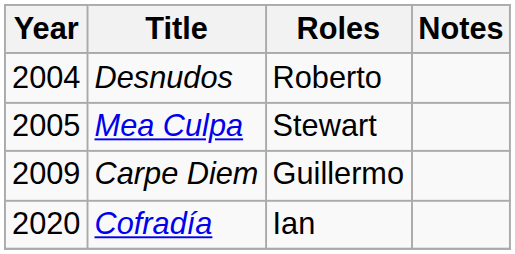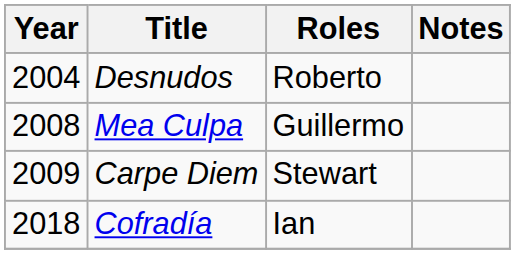(46, 126) 2005 -> (46, 126) 2008
(325, 126) Stewart -> (338, 126) Guillermo
(338, 175) Guillermo -> (325, 175) Stewart
(46, 223) 2020 -> (46, 223) 2018
